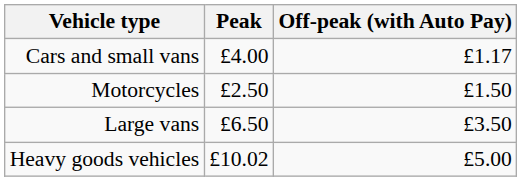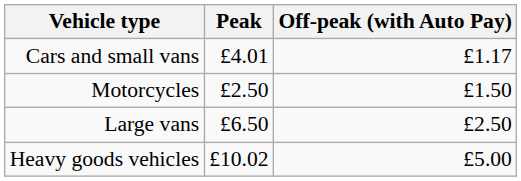(244, 55) £4.00 -> (244, 55) £4.01
(488, 124) £3.50 -> (488, 124) £2.50
